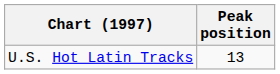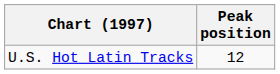(235, 57) 13 -> (235, 57) 12
